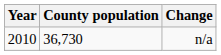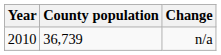(63, 38) 36,730 -> (63, 38) 36,739
